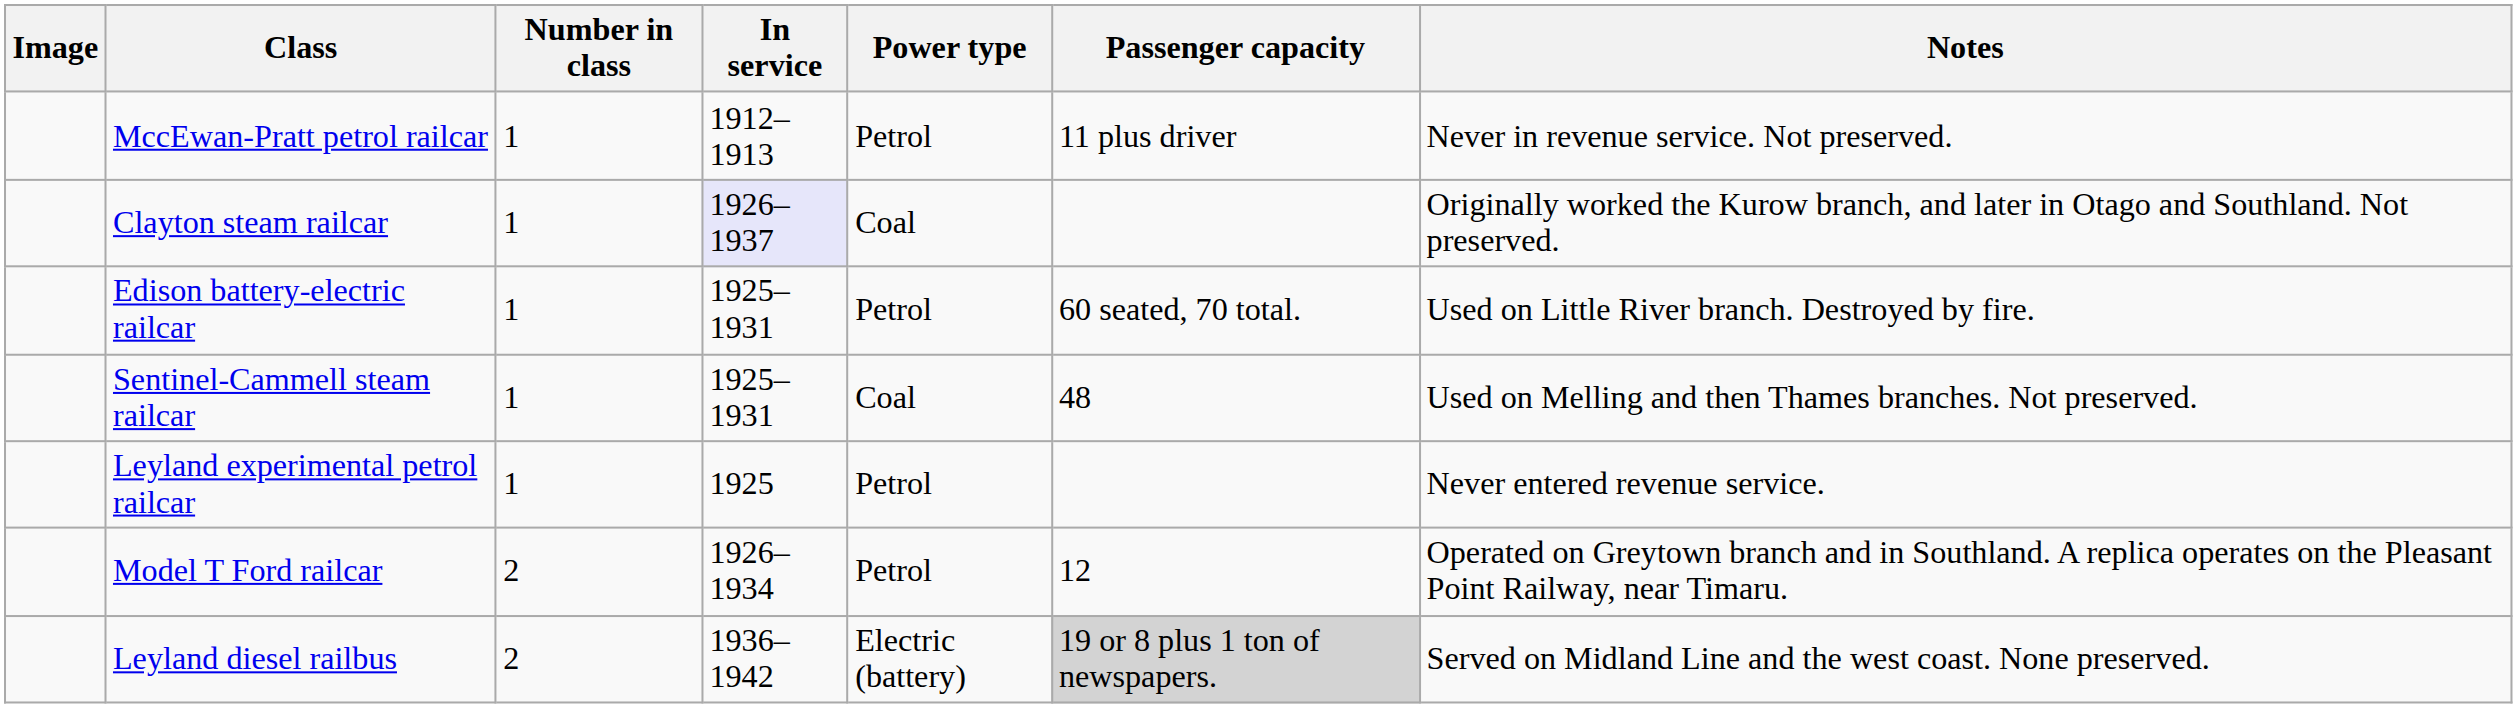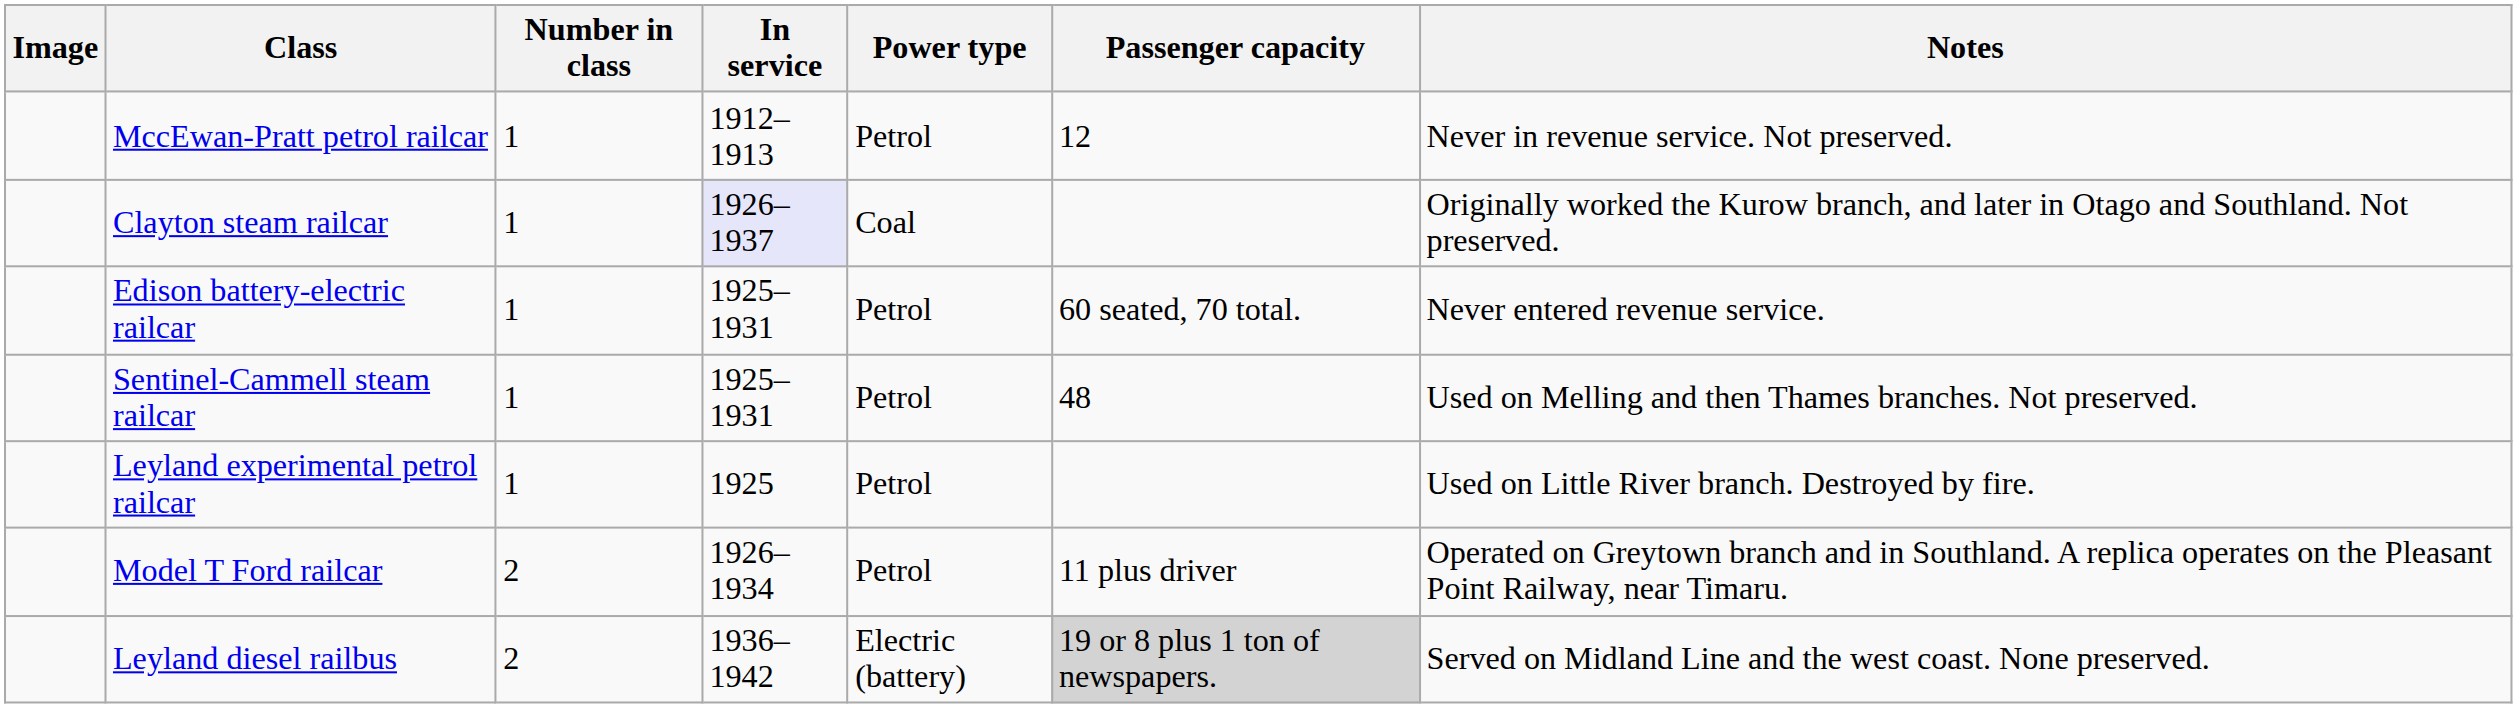(1148, 135) 11 plus driver -> (1075, 135) 12
(1731, 309) Used on Little River branch. Destroyed by fire. -> (1626, 309) Never entered revenue service.
(886, 396) Coal -> (894, 396) Petrol
(1626, 484) Never entered revenue service. -> (1731, 484) Used on Little River branch. Destroyed by fire.
(1075, 571) 12 -> (1148, 571) 11 plus driver
